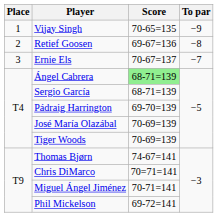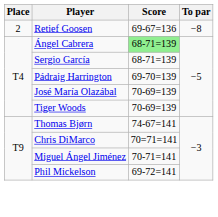- row: (58, 28)
- row: (53, 60)
